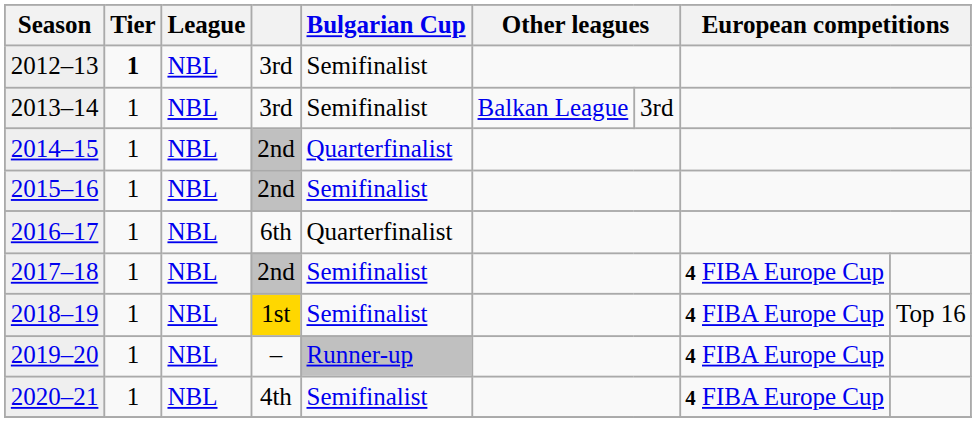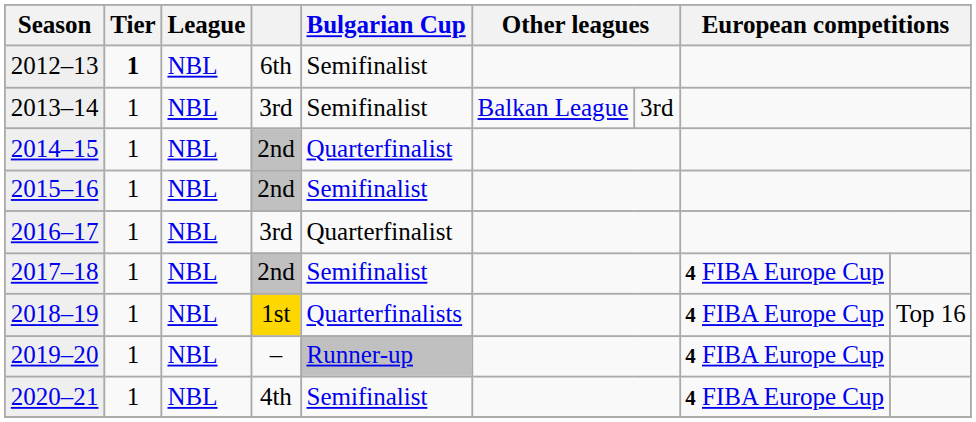(276, 66) 3rd -> (276, 66) 6th
(276, 231) 6th -> (276, 231) 3rd
(367, 313) Semifinalist -> (384, 313) Quarterfinalists
